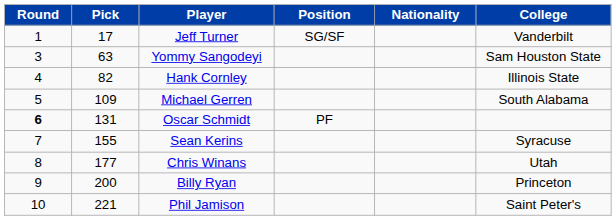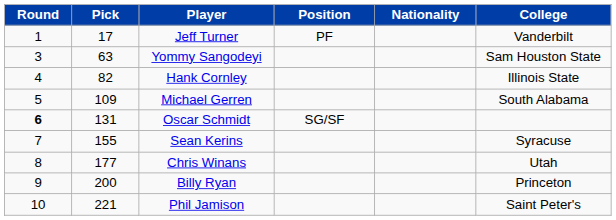(324, 36) SG/SF -> (324, 36) PF
(324, 120) PF -> (324, 120) SG/SF
